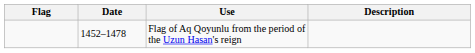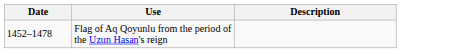- column: (41, 12)
